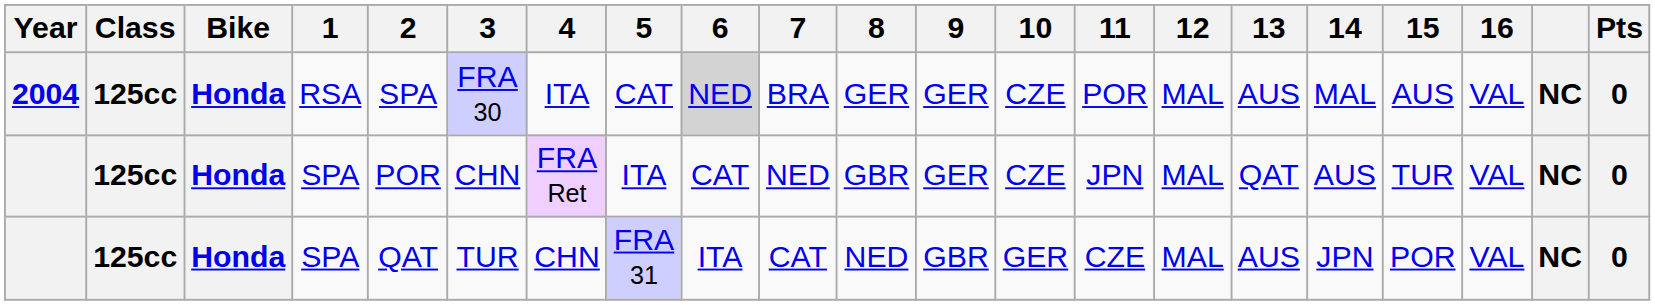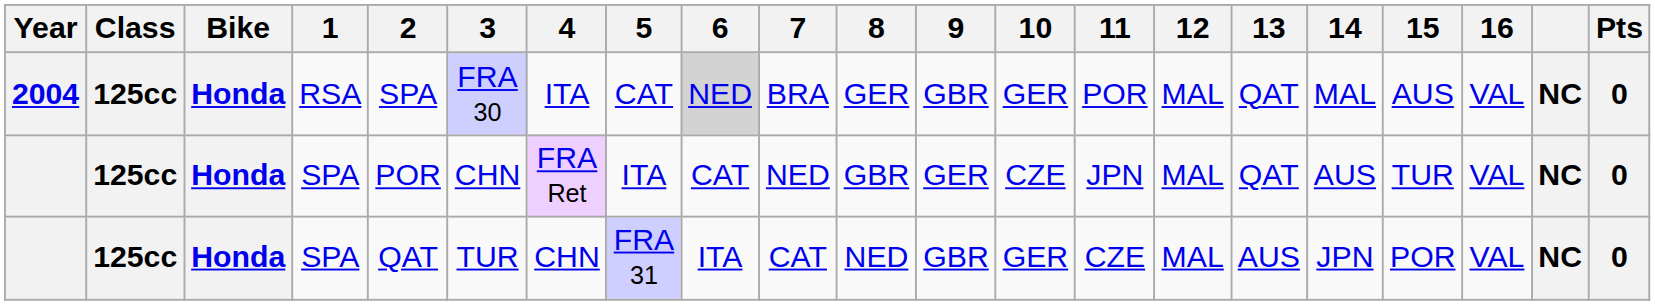(956, 93) GER -> (956, 93) GBR
(1035, 93) CZE -> (1035, 93) GER
(1269, 93) AUS -> (1269, 93) QAT
